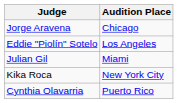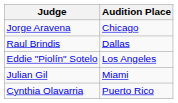+ row: (33, 43)
- row: (29, 75)
